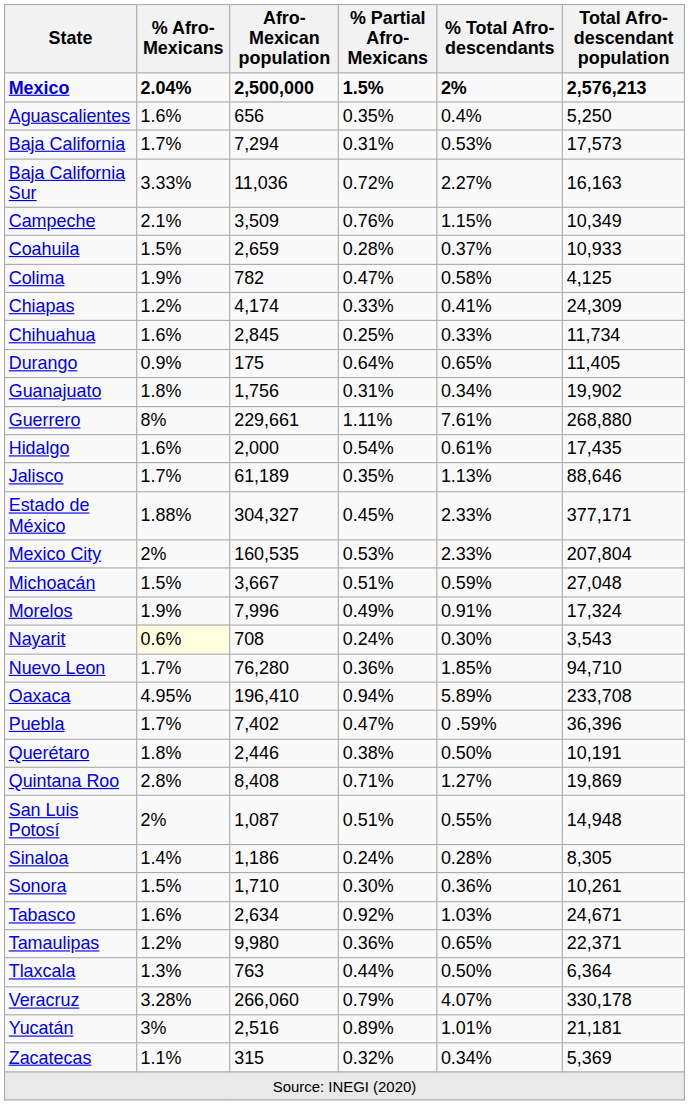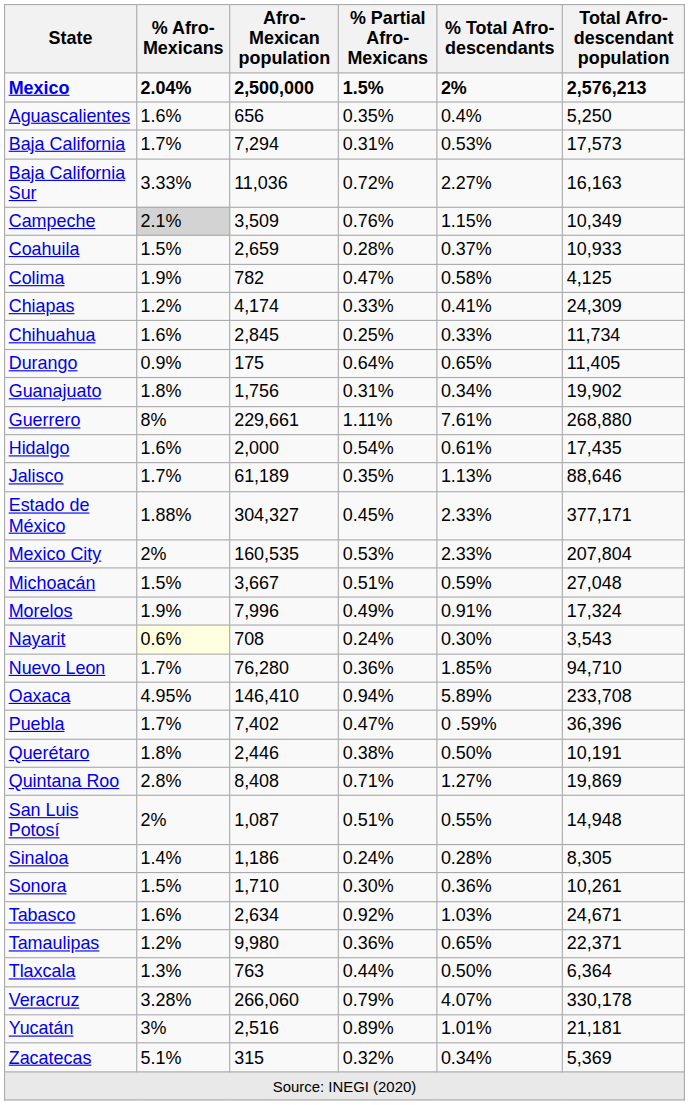(161, 221) no background -> (161, 221) lightgrey background
(267, 696) 196,410 -> (267, 696) 146,410
(161, 1057) 1.1% -> (161, 1057) 5.1%
